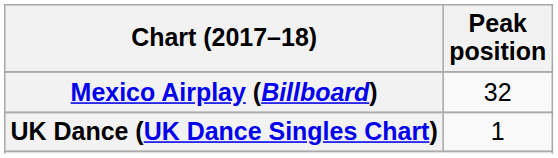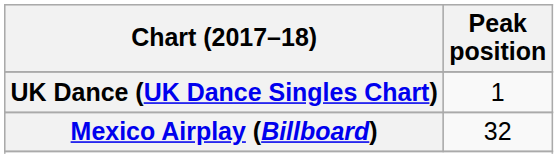rows swapped: (224, 91) <-> (224, 131)
